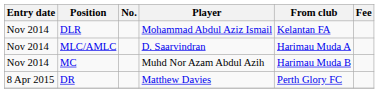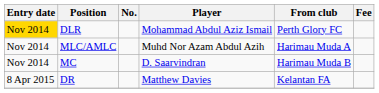(28, 29) no background -> (28, 29) gold background
(304, 29) Kelantan FA -> (310, 29) Perth Glory FC
(174, 46) D. Saarvindran -> (203, 46) Muhd Nor Azam Abdul Azih
(203, 63) Muhd Nor Azam Abdul Azih -> (174, 63) D. Saarvindran
(310, 79) Perth Glory FC -> (304, 79) Kelantan FA
